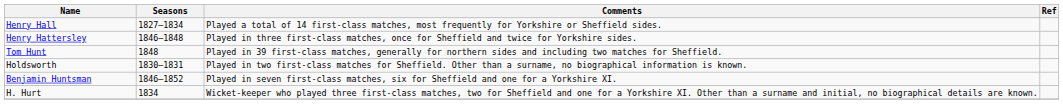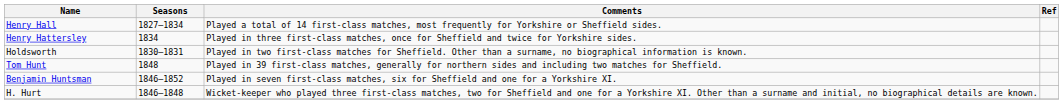(161, 38) 1846–1848 -> (148, 38) 1834
rows swapped: (31, 65) <-> (26, 52)
(148, 92) 1834 -> (161, 92) 1846–1848
